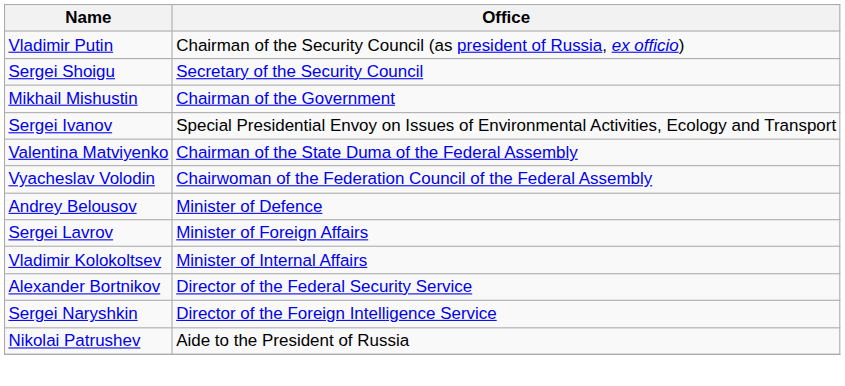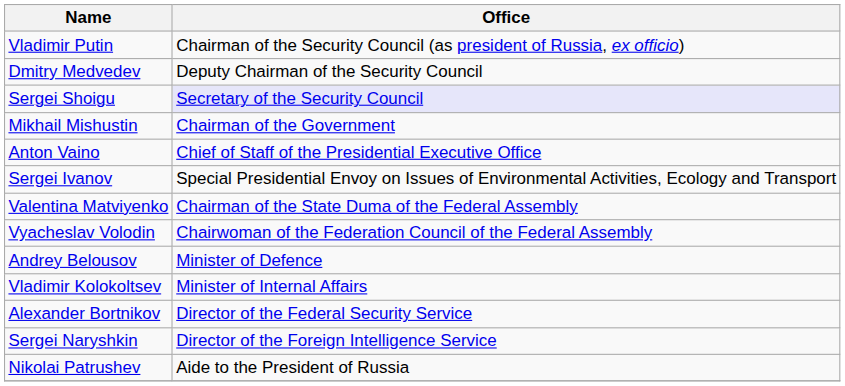+ row: (74, 71)
(300, 71) no background -> (300, 98) lavender background
+ row: (54, 152)
- row: (61, 233)
